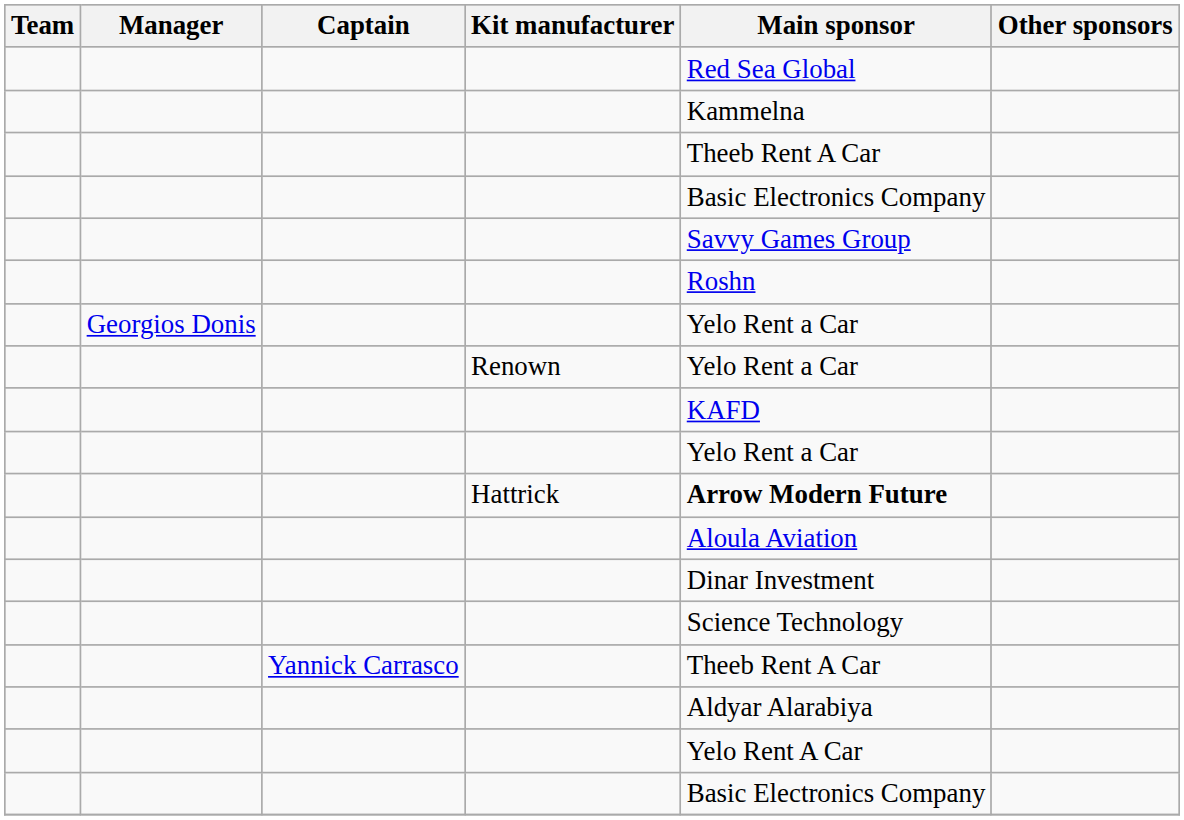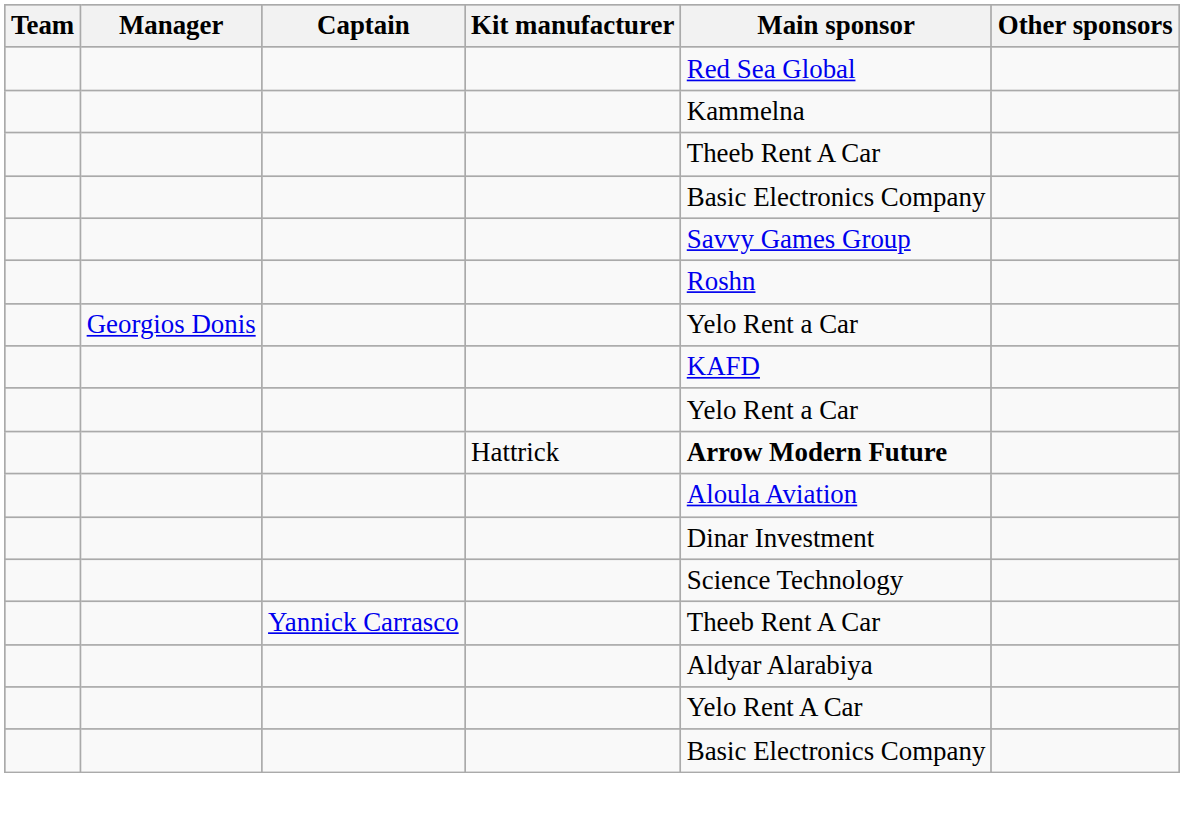- row: (171, 367)
